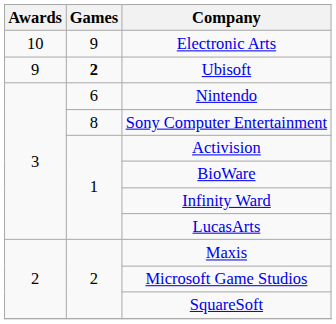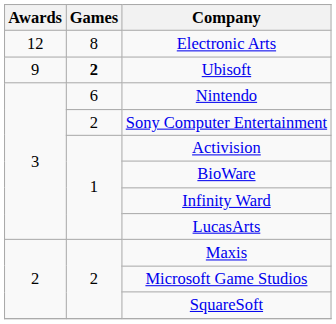(35, 43) 10 -> (35, 43) 12
(94, 43) 9 -> (94, 43) 8
(94, 122) 8 -> (94, 122) 2
